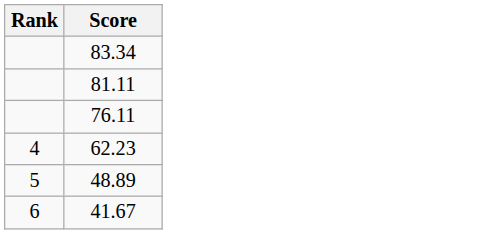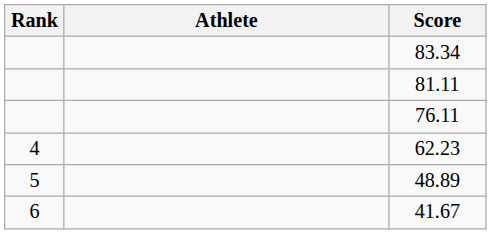+ column: (226, 20)
